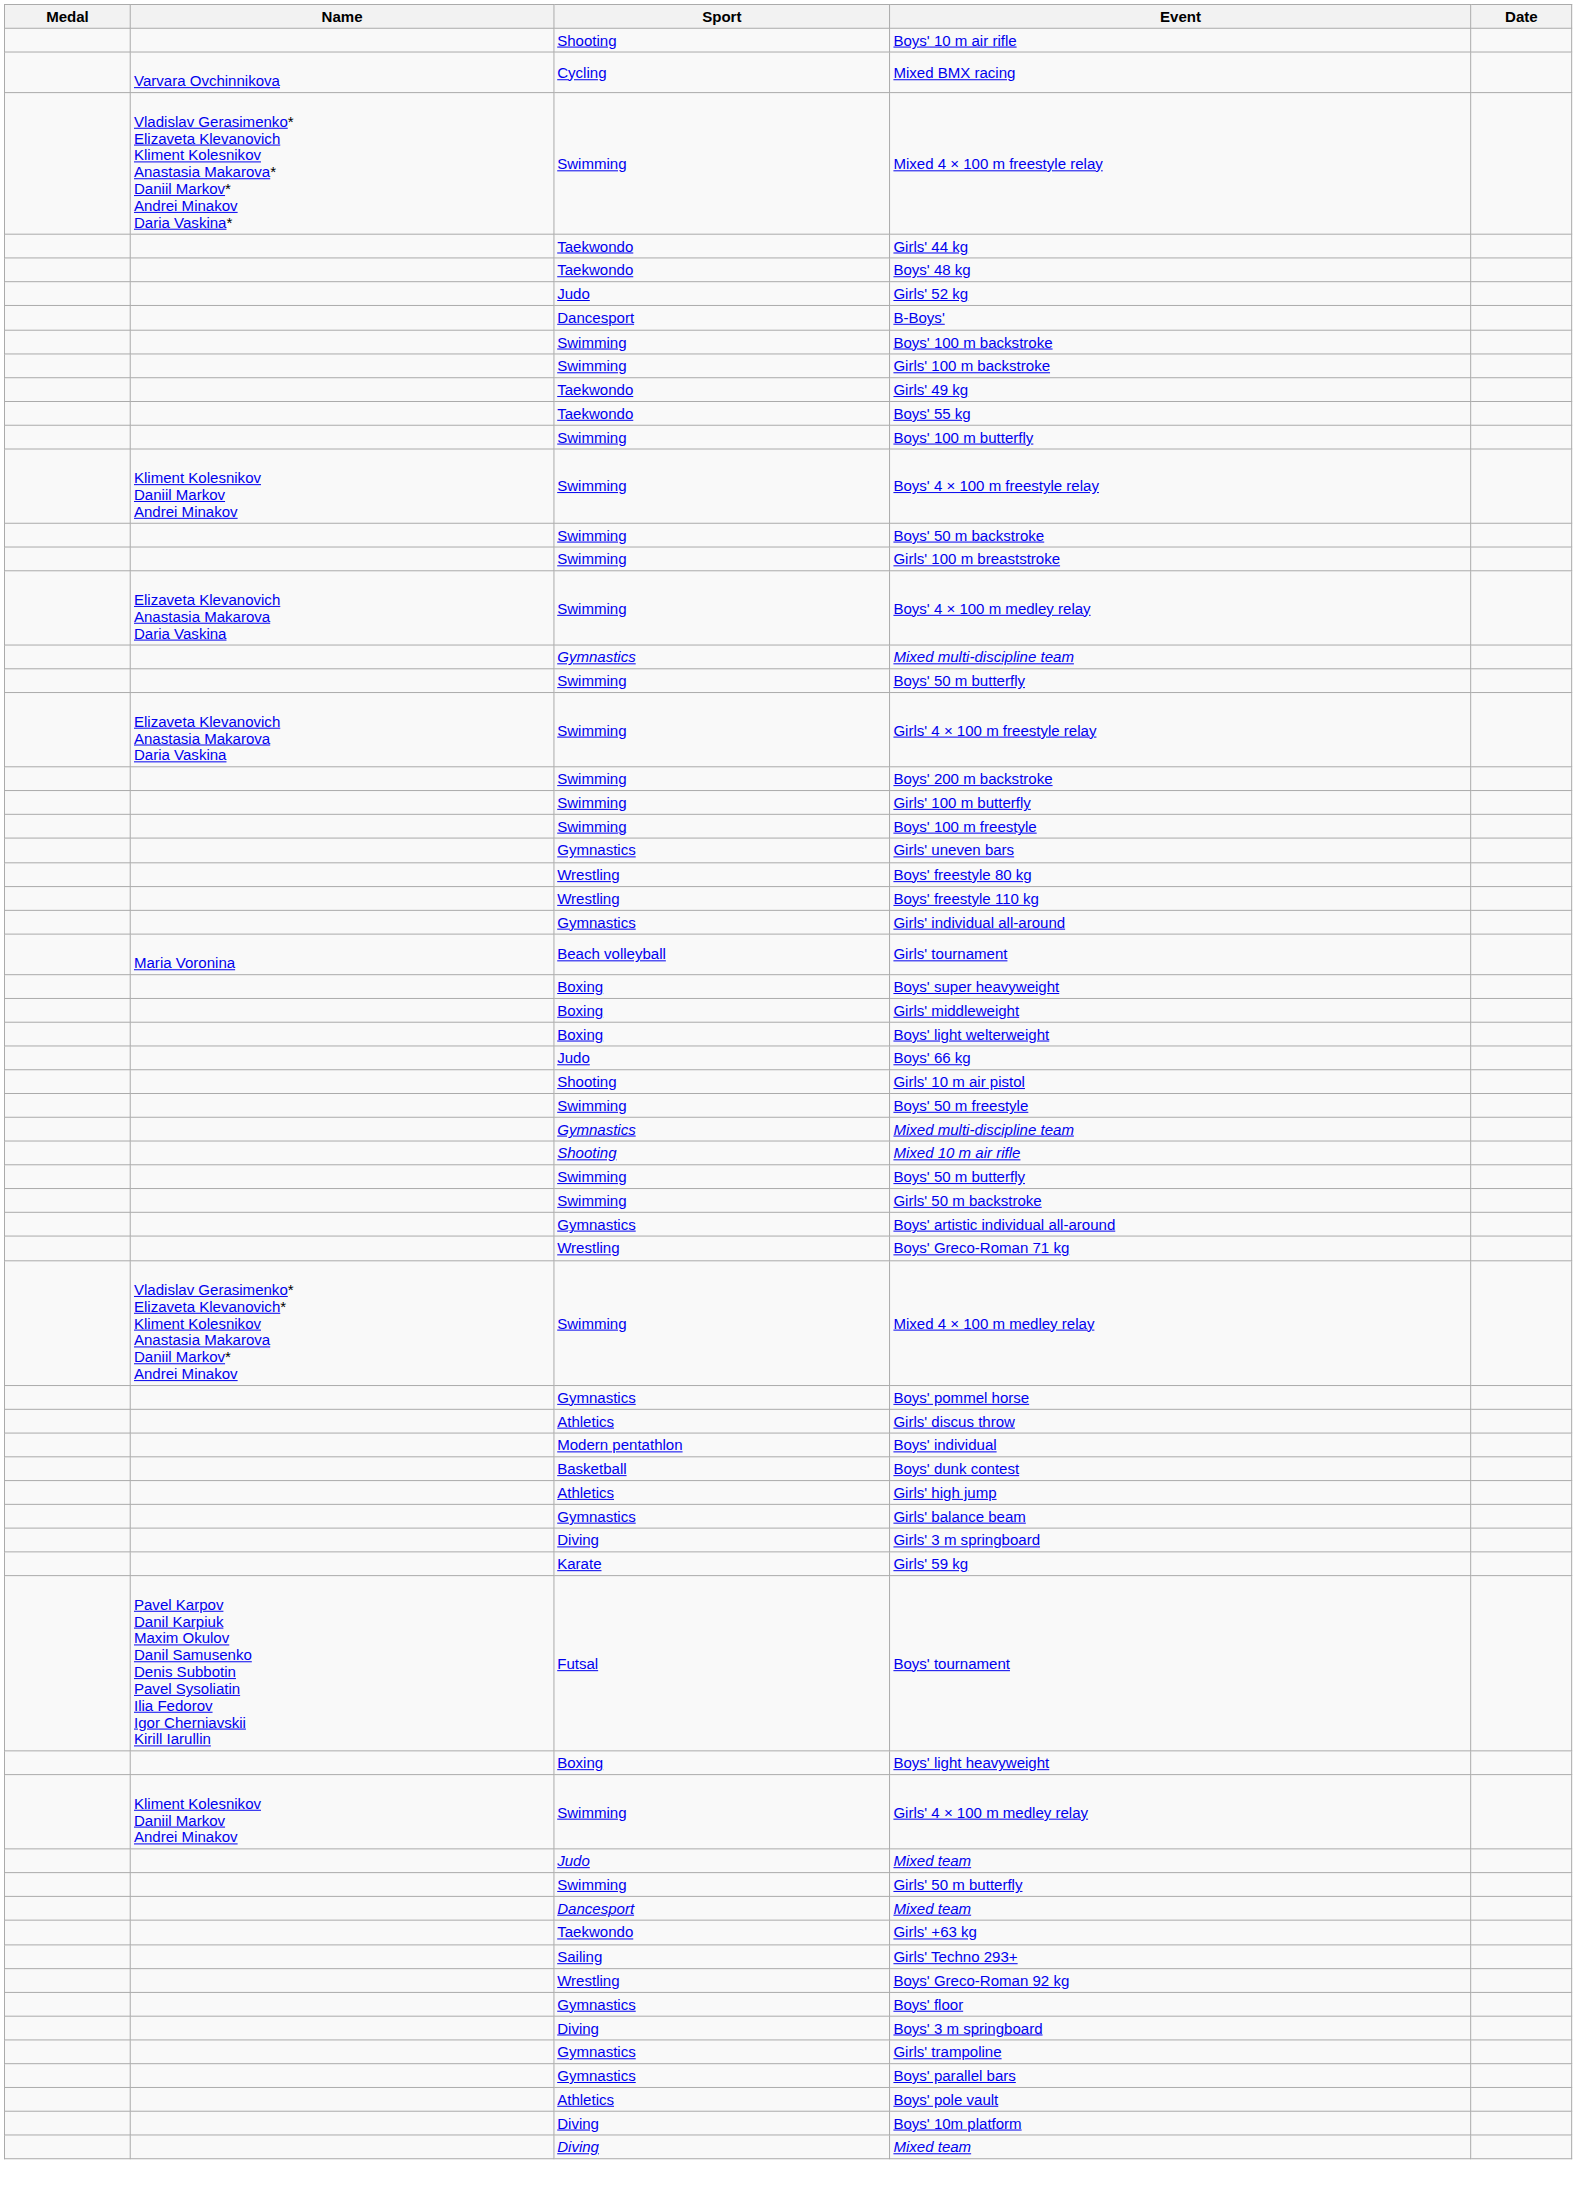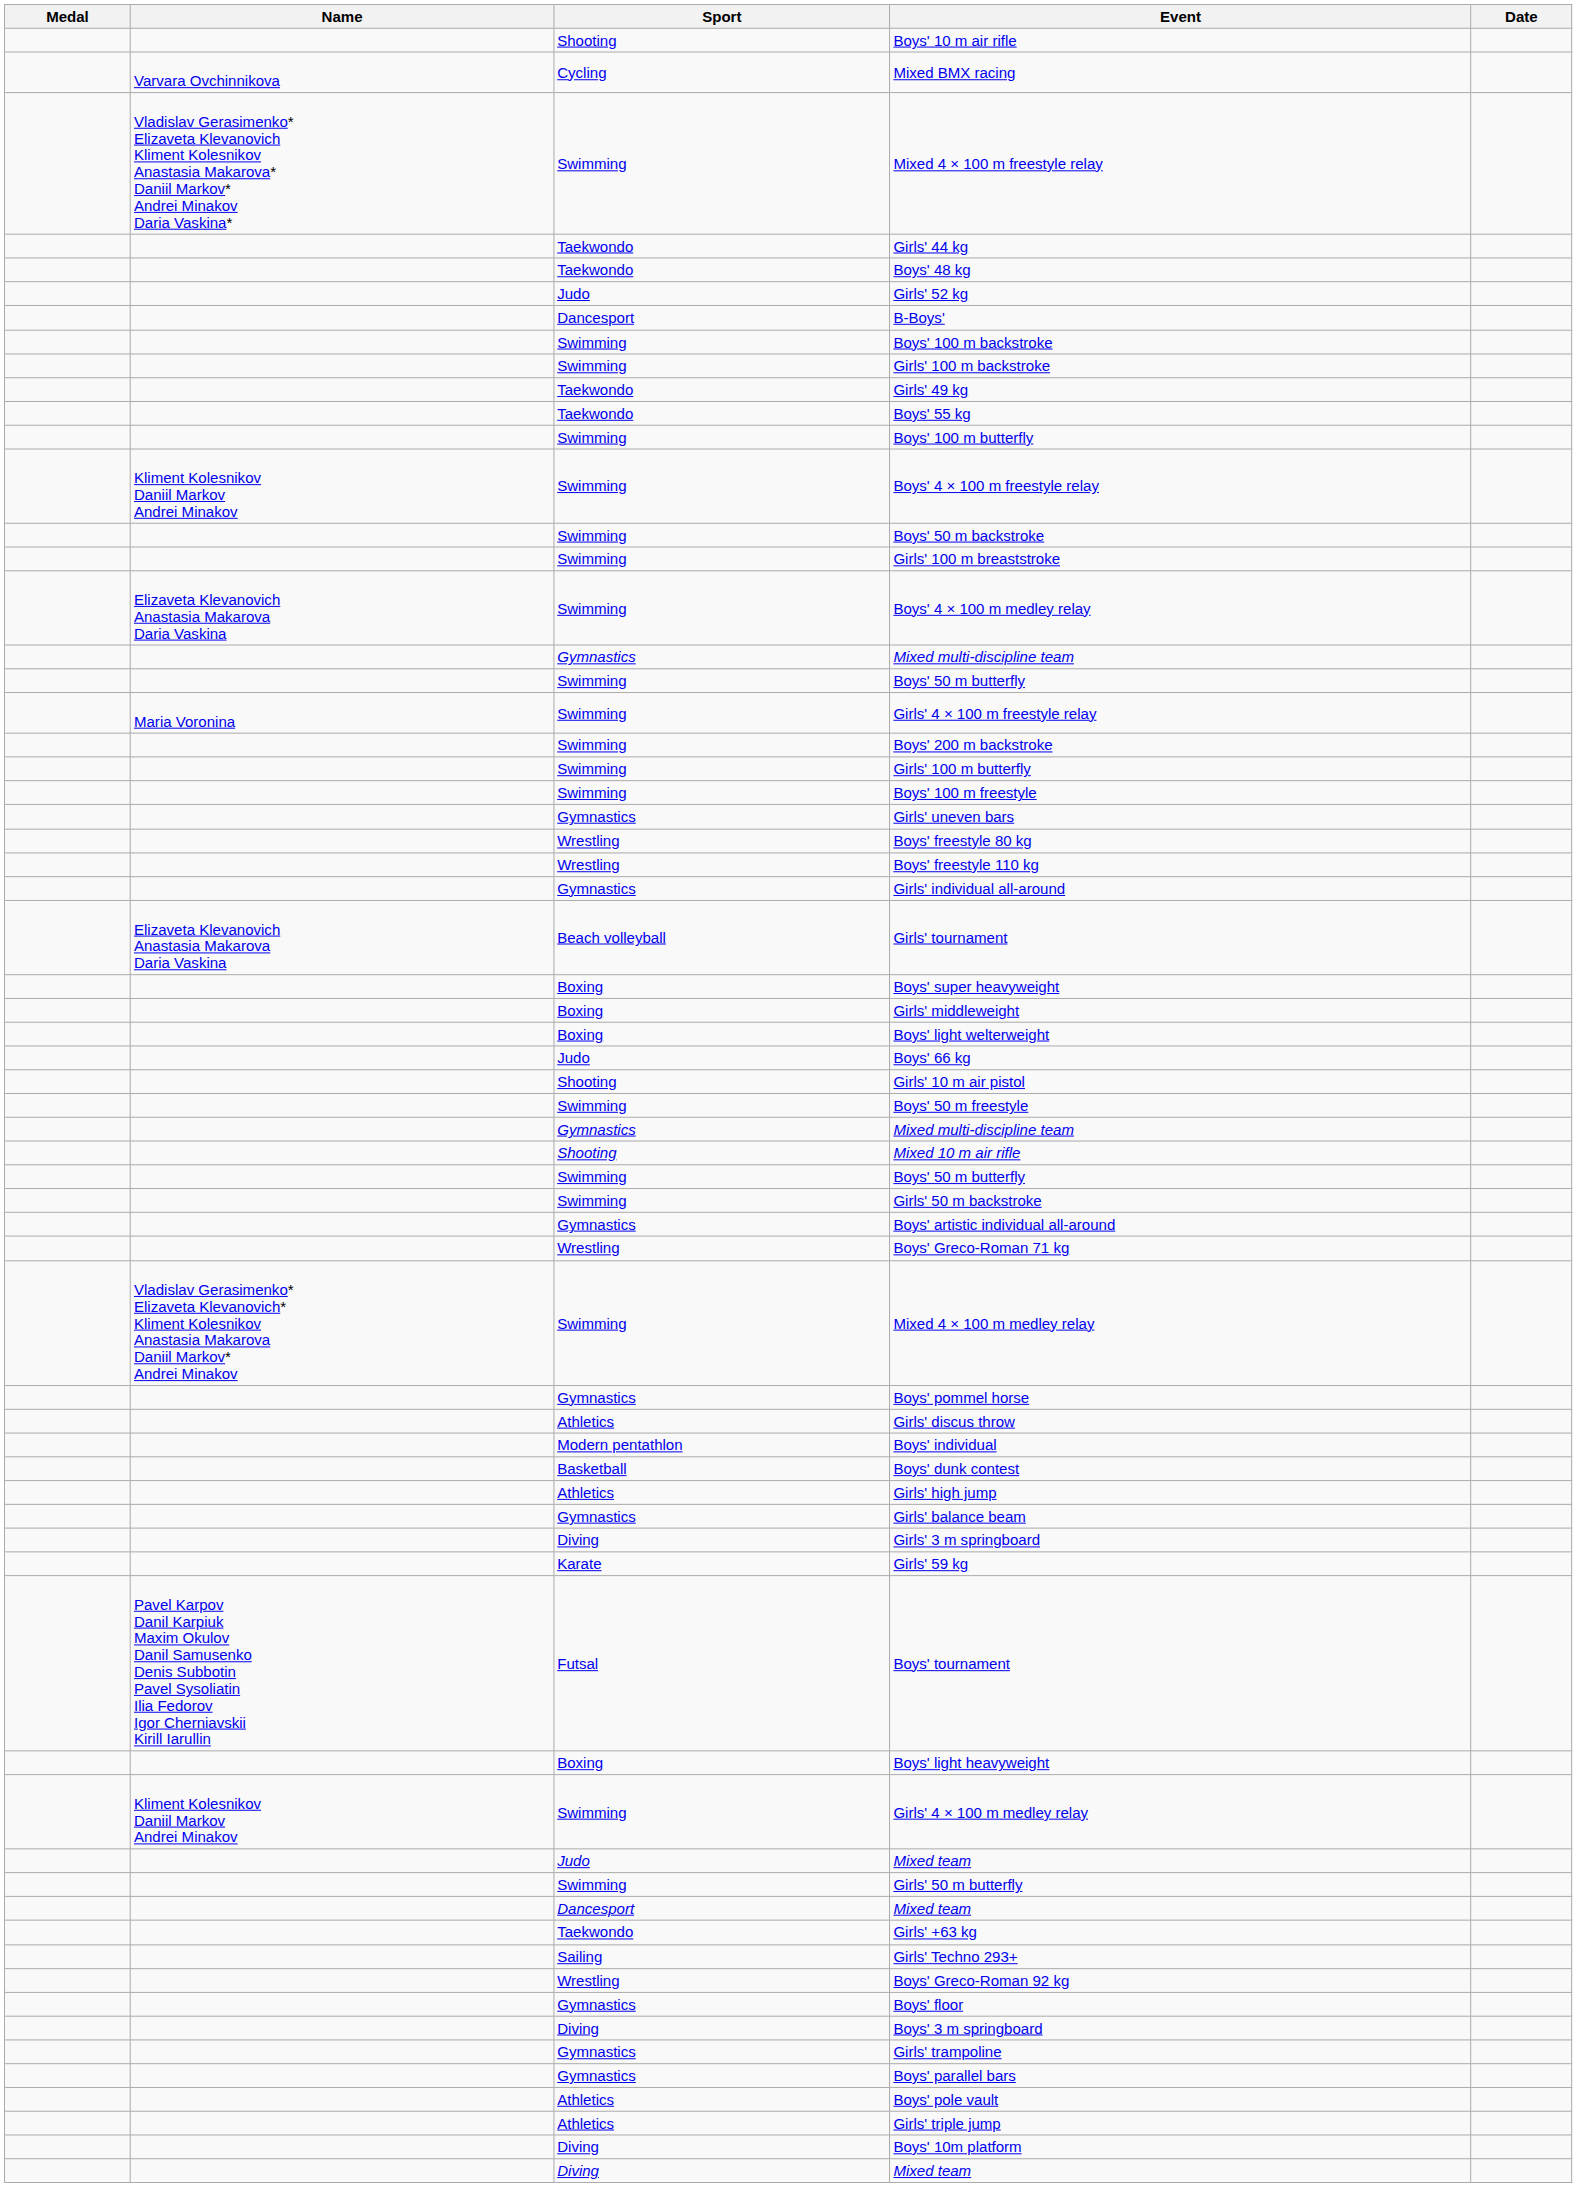(207, 738) Elizaveta Klevanovich Anastasia Makarova Daria Vaskina -> (185, 722) Maria Voronina
(185, 963) Maria Voronina -> (207, 946) Elizaveta Klevanovich Anastasia Makarova Daria Vaskina
+ row: (586, 2123)
